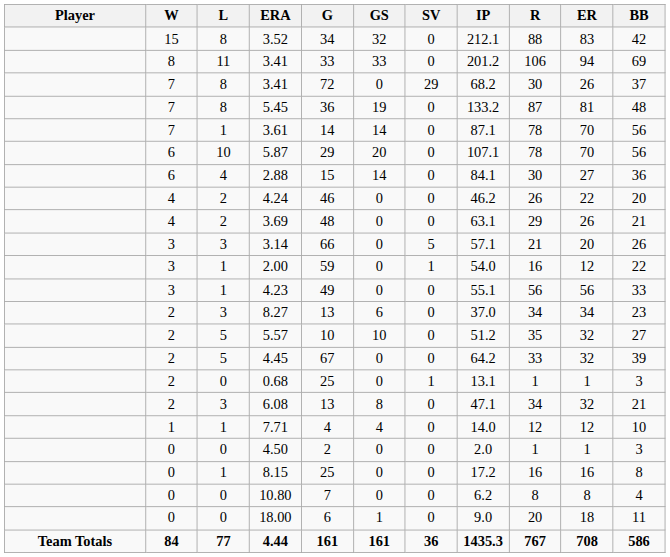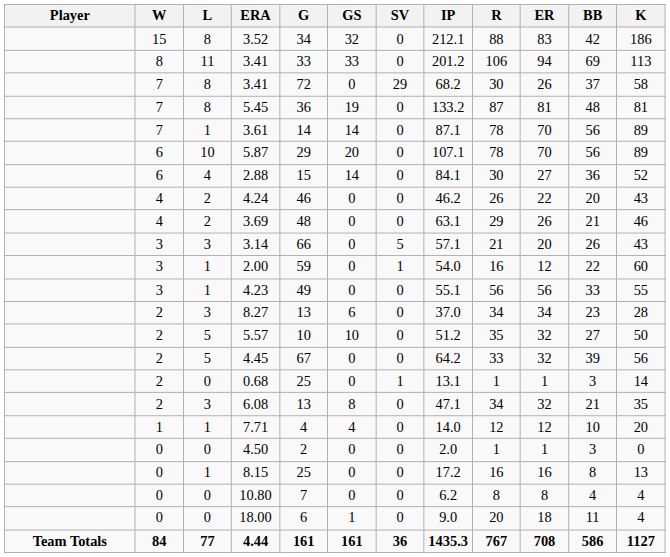+ column: (641, 15)
